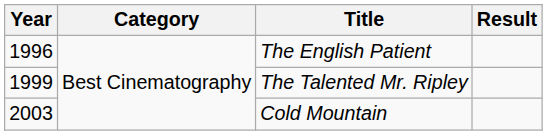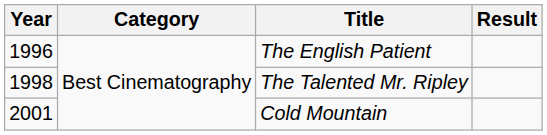(31, 82) 1999 -> (31, 82) 1998
(31, 113) 2003 -> (31, 113) 2001
